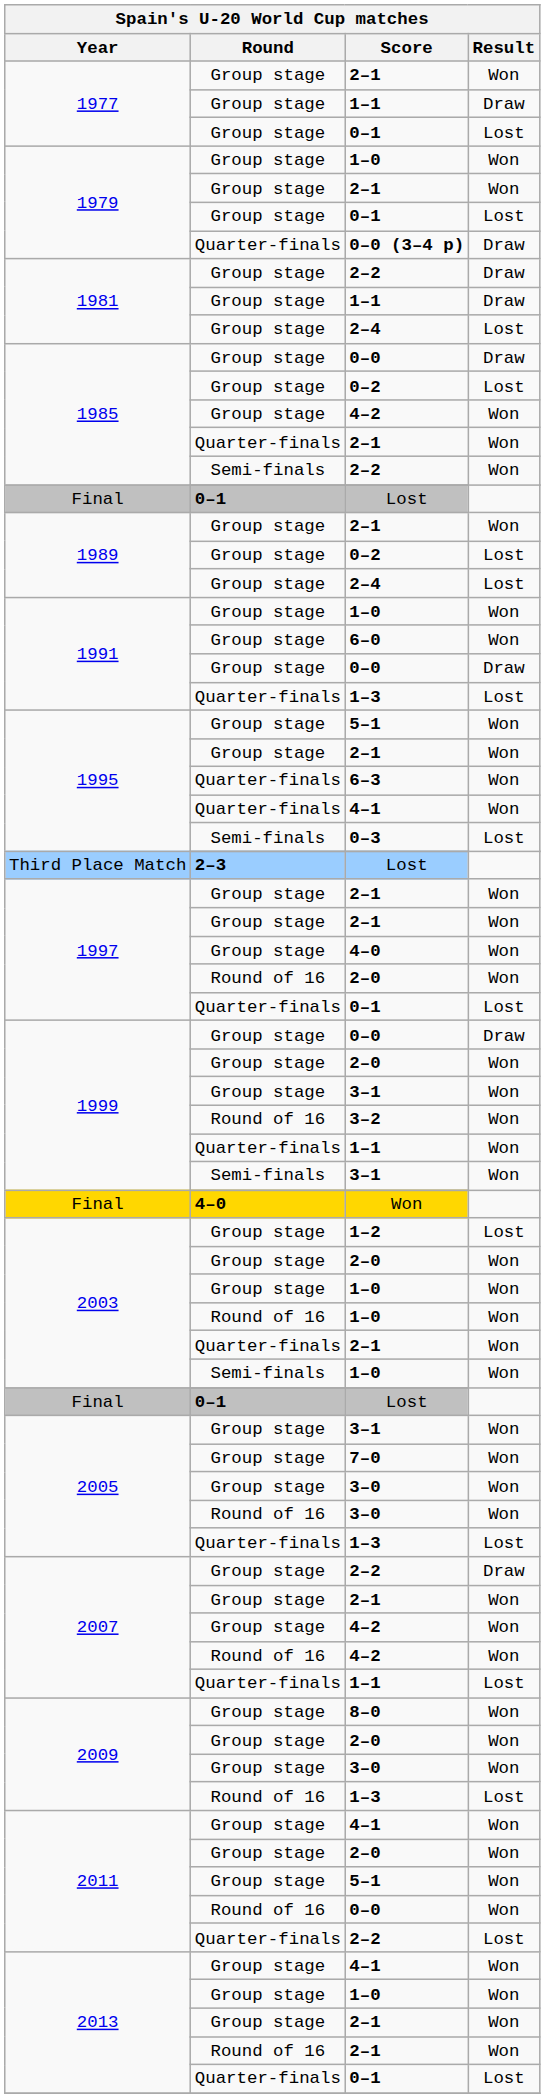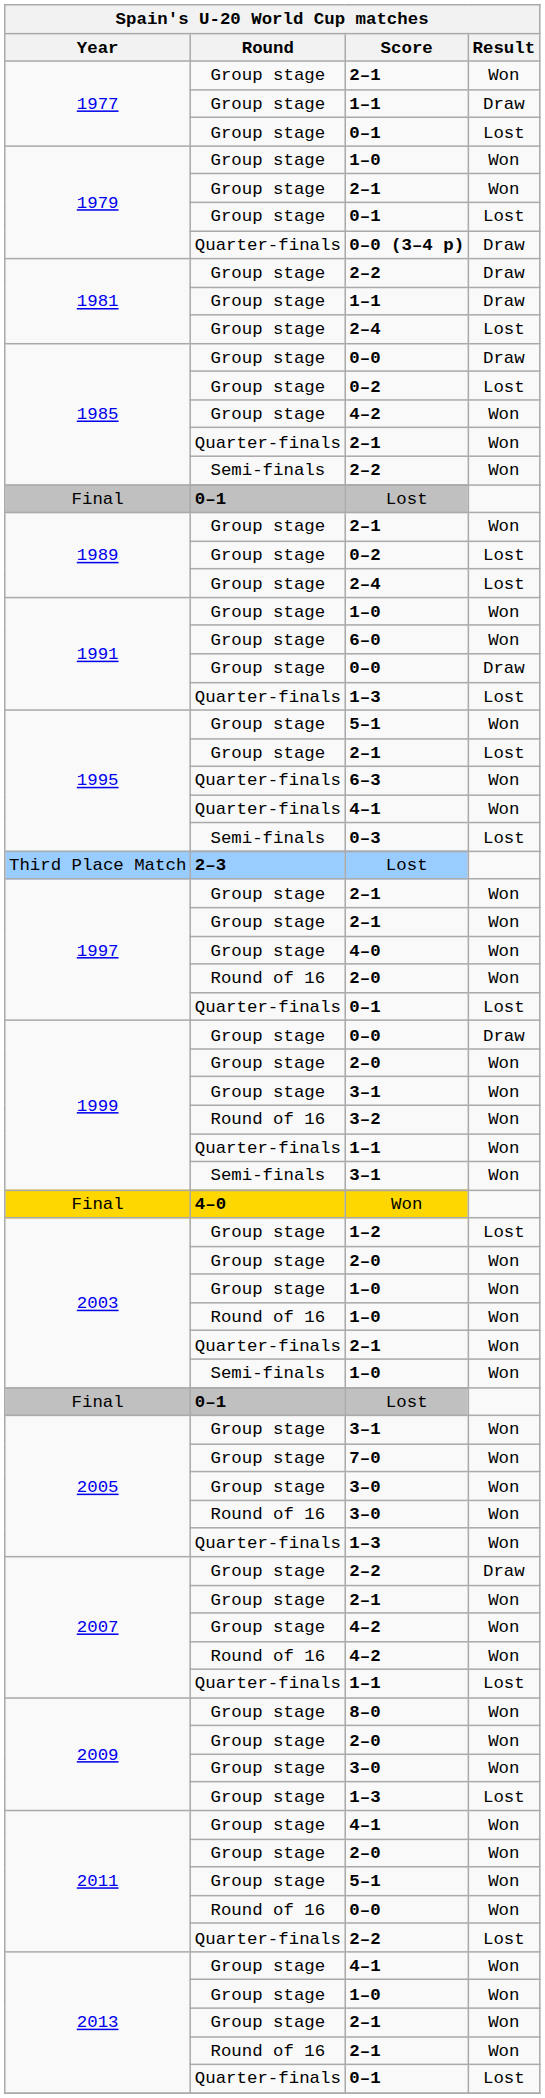(504, 753) Won -> (504, 753) Lost
(504, 1543) Lost -> (504, 1543) Won
(268, 1797) Round of 16 -> (268, 1797) Group stage
